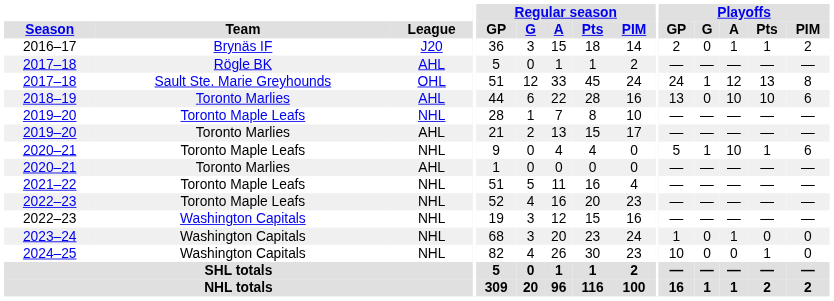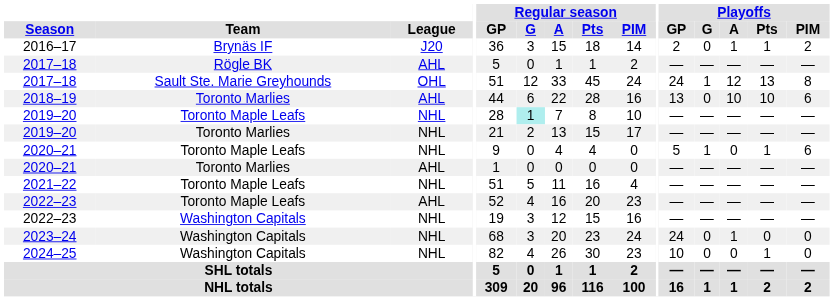(531, 115) no background -> (531, 115) paleturquoise background
(432, 133) AHL -> (432, 133) NHL
(734, 150) 10 -> (734, 150) 0
(432, 201) NHL -> (432, 201) AHL
(676, 236) 1 -> (676, 236) 24
